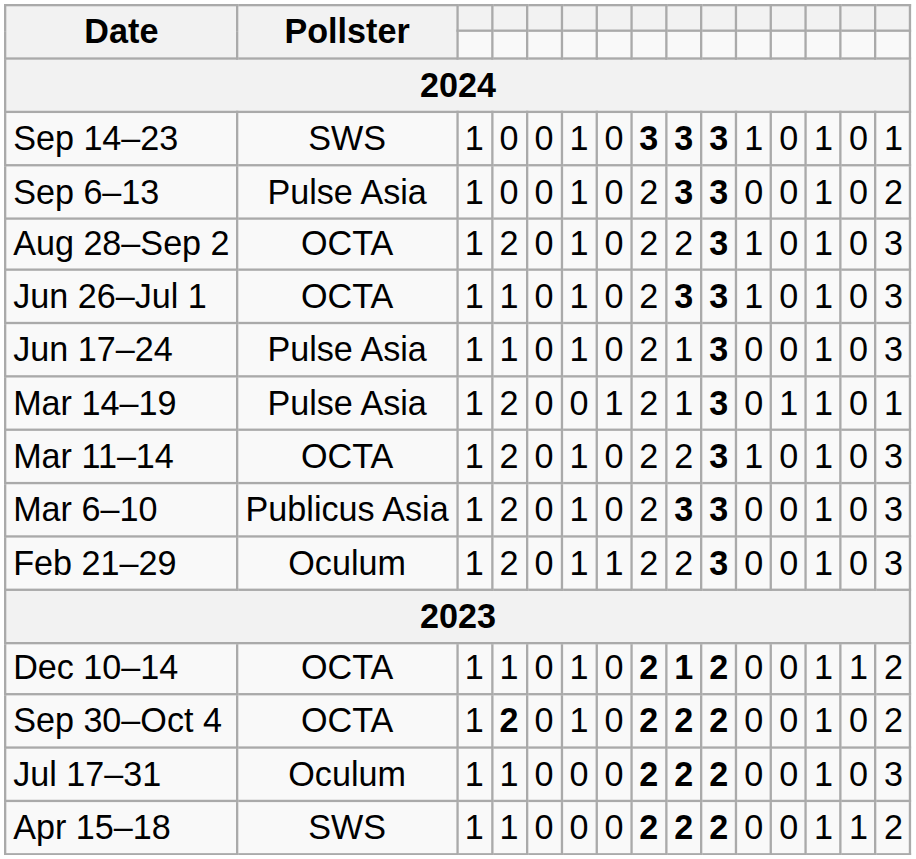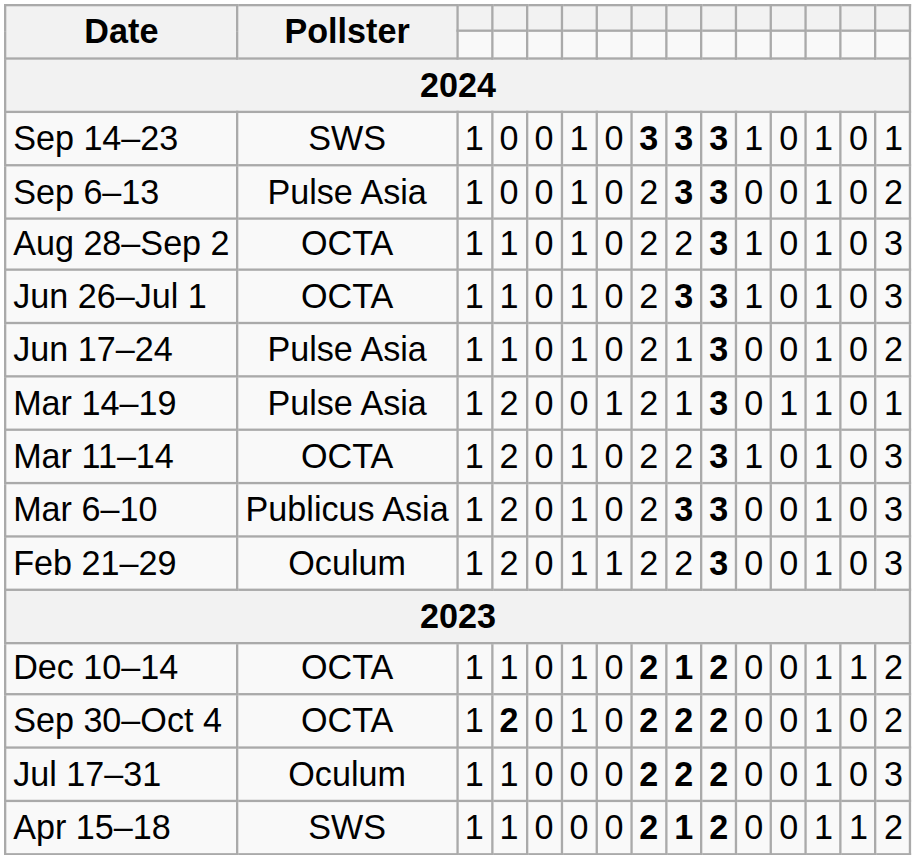(509, 244) 2 -> (509, 244) 1
(893, 350) 3 -> (893, 350) 2
(684, 827) 2 -> (684, 827) 1
